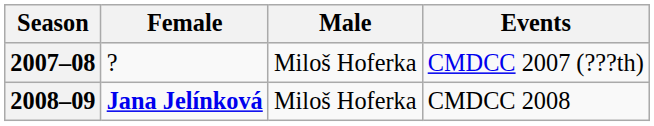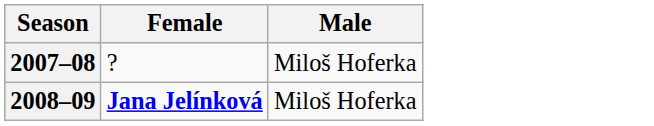- column: (536, 23)
